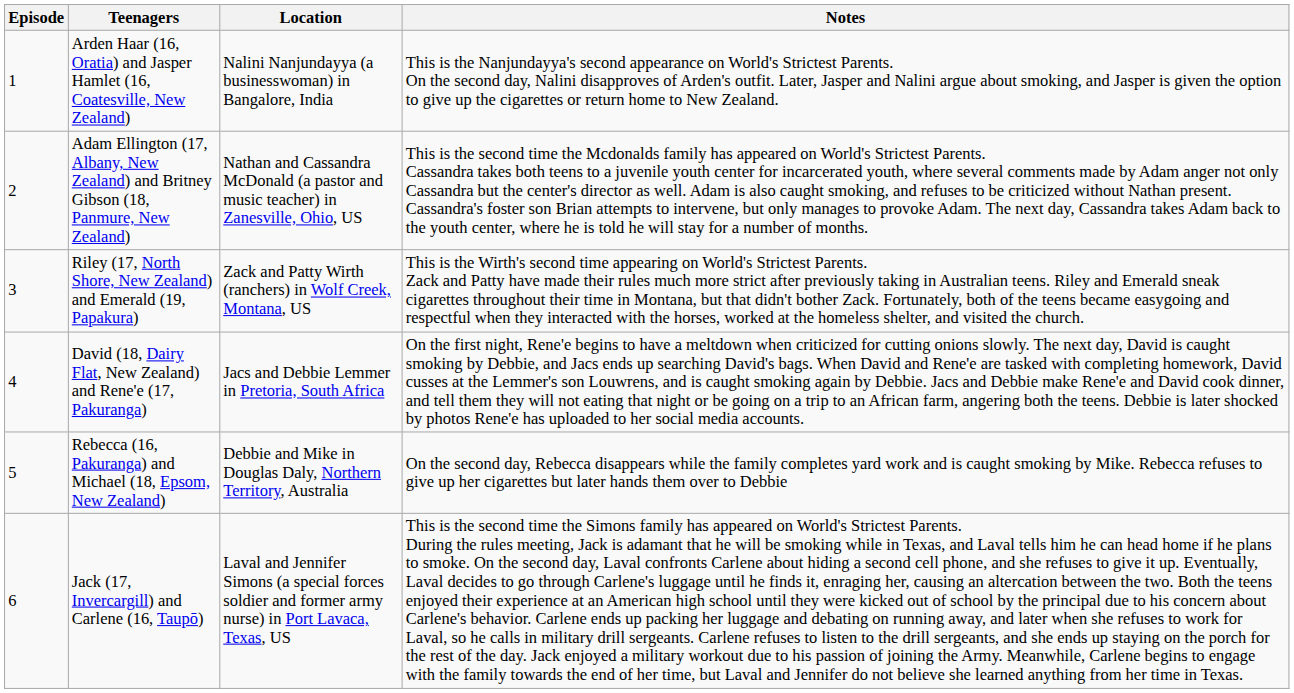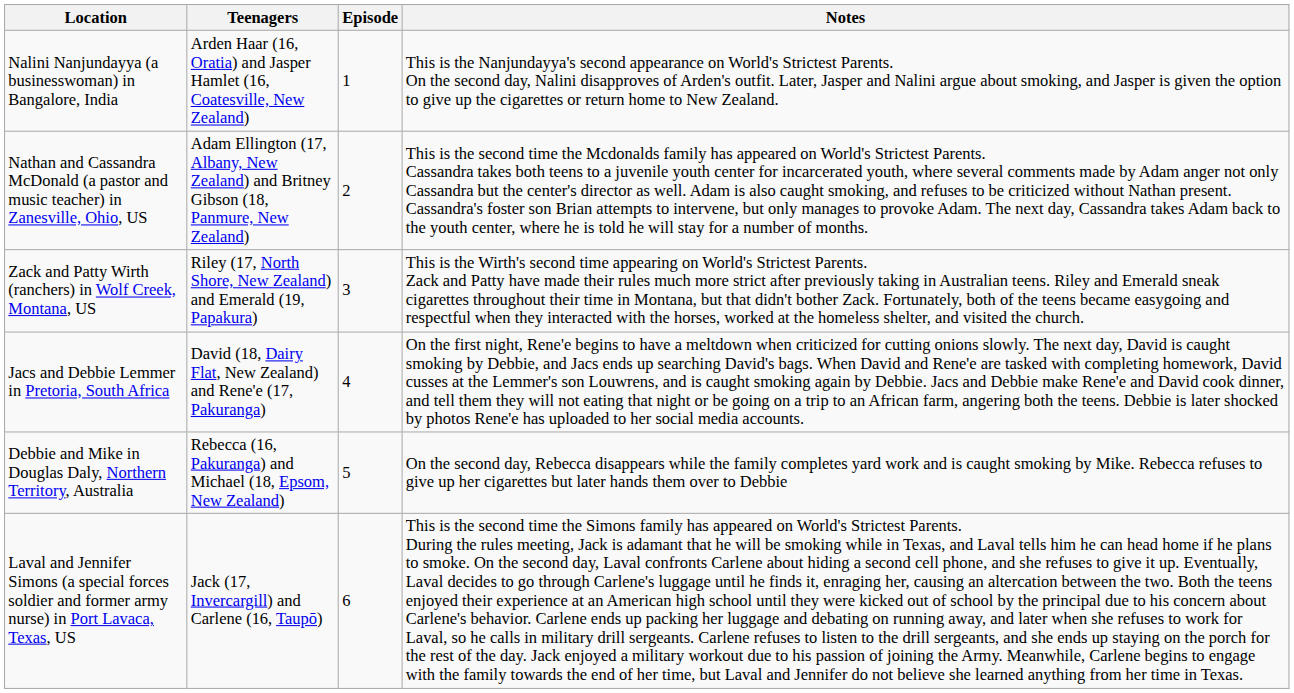columns swapped: (36, 17) <-> (311, 17)
